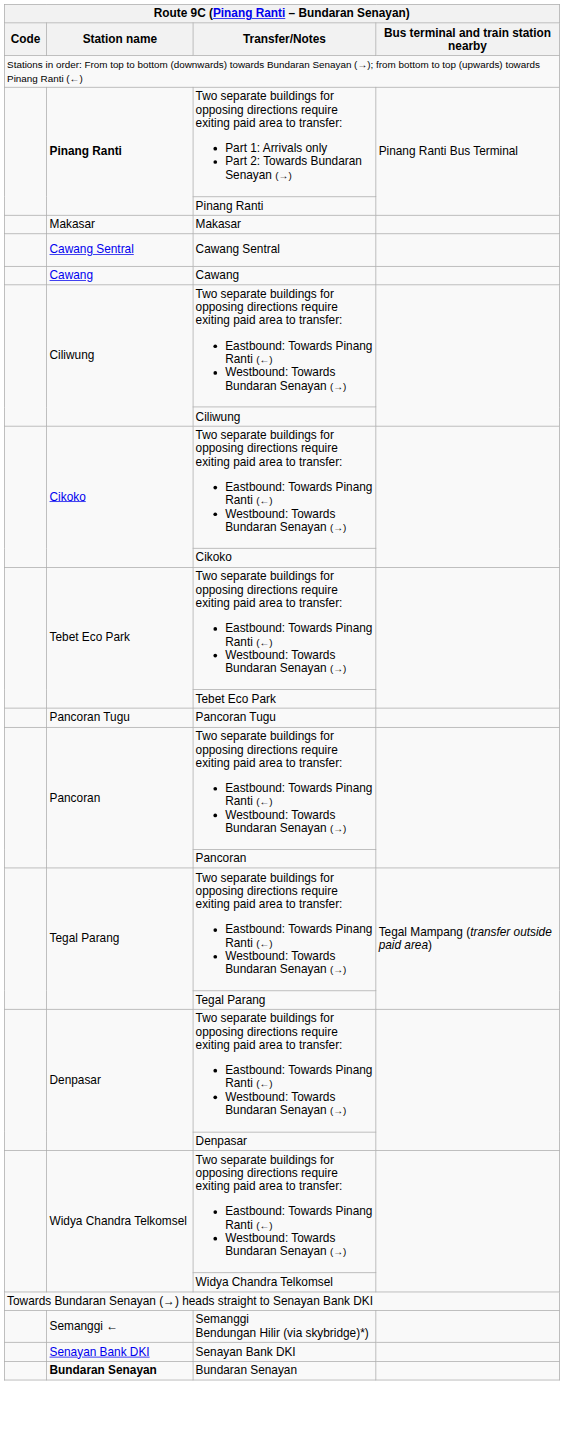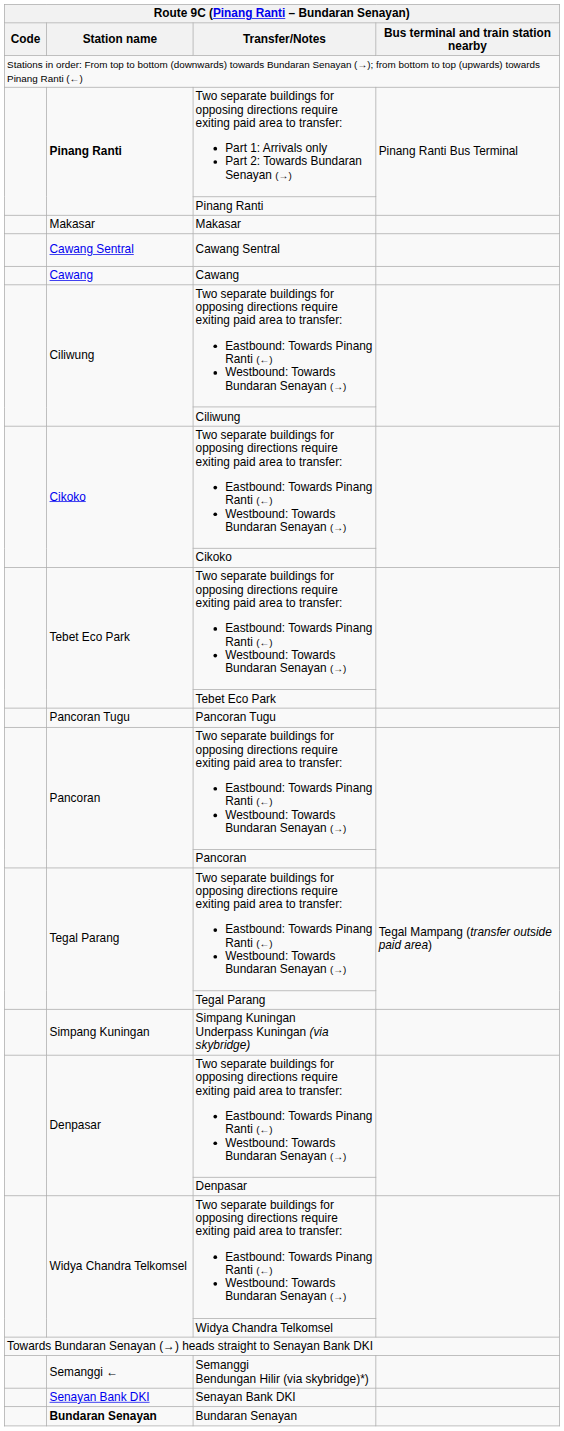+ row: (100, 1032)
